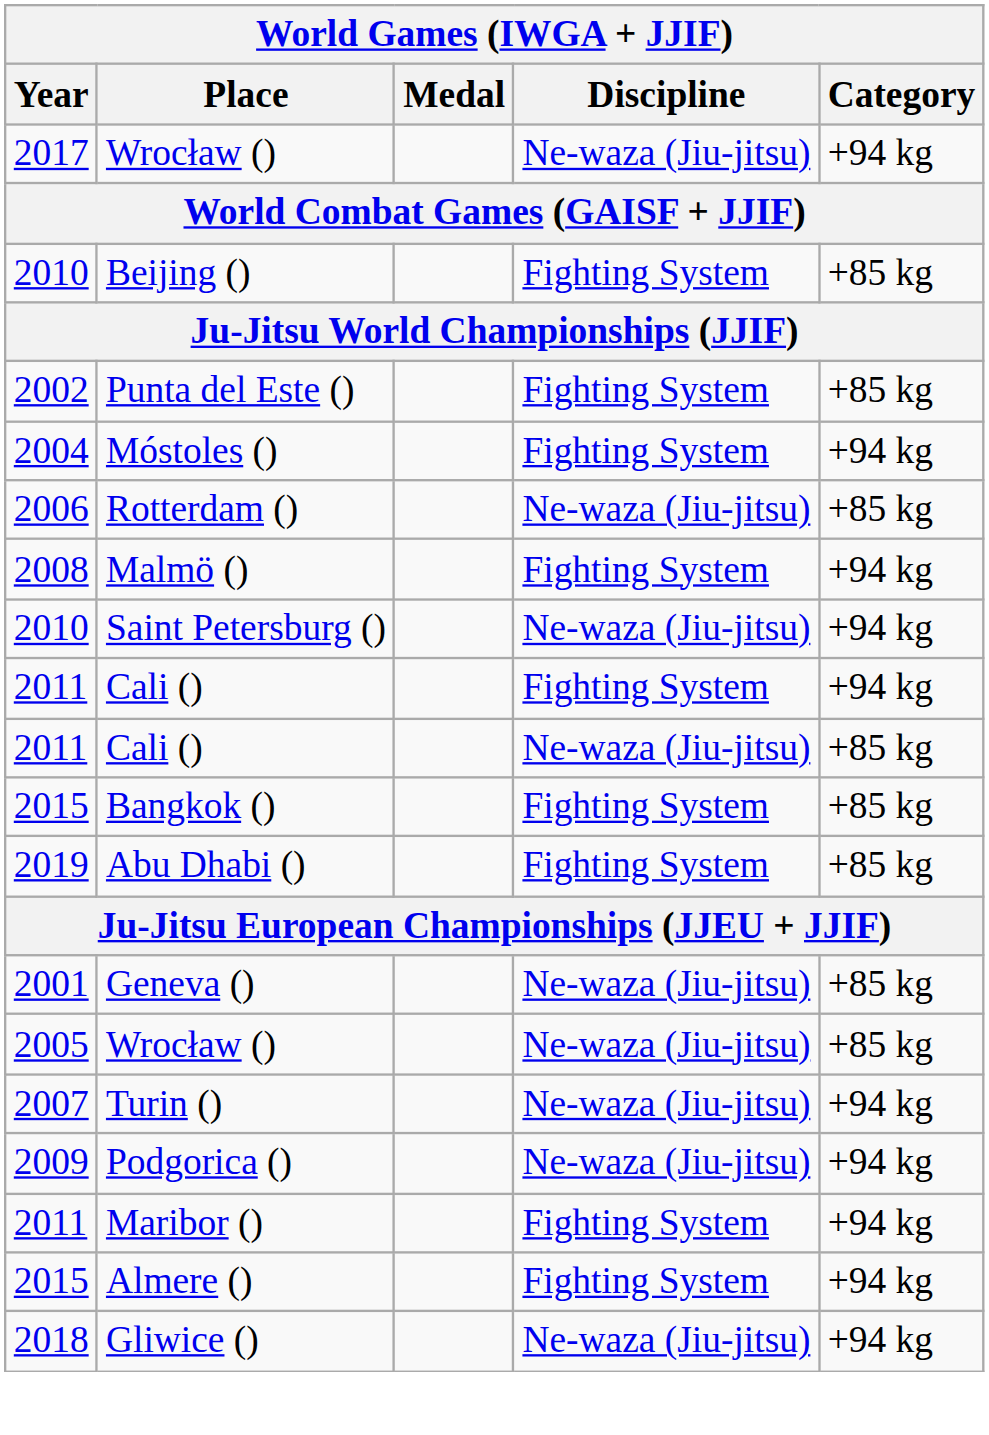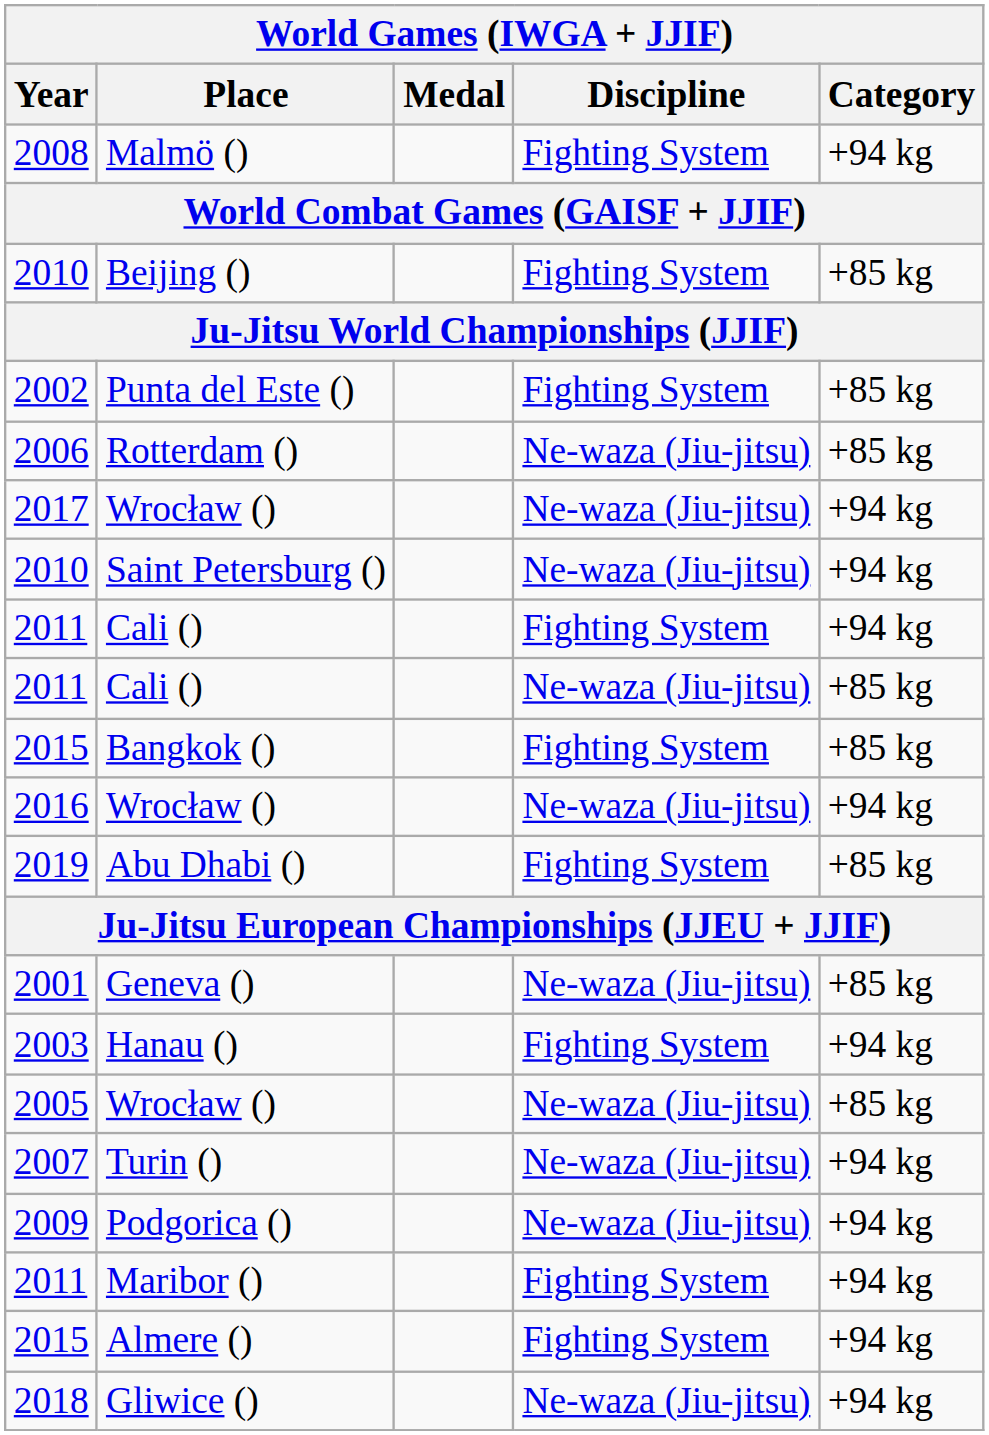rows swapped: (51, 152) <-> (51, 568)
- row: (51, 449)
+ row: (51, 806)
+ row: (51, 1043)
